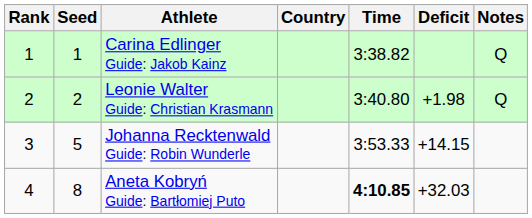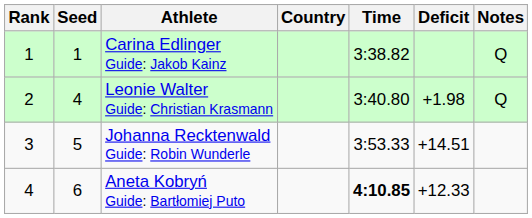(77, 99) 2 -> (77, 99) 4
(444, 145) +14.15 -> (444, 145) +14.51
(77, 190) 8 -> (77, 190) 6
(444, 190) +32.03 -> (444, 190) +12.33
